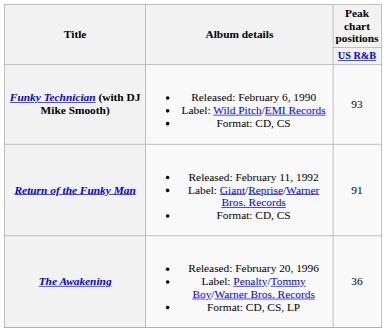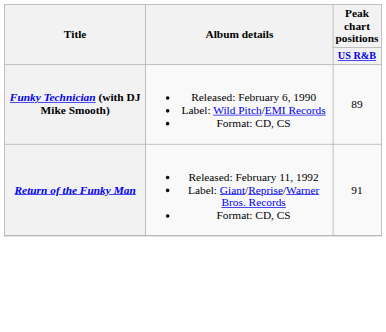(357, 104) 93 -> (357, 104) 89
- row: (75, 281)
